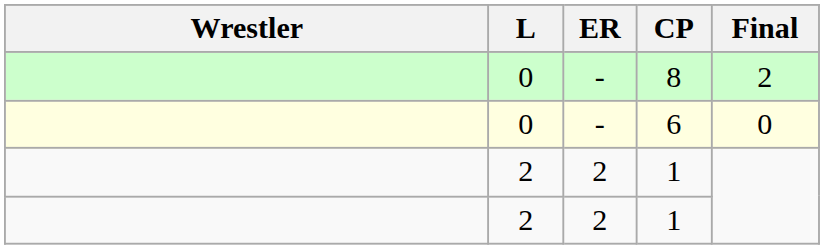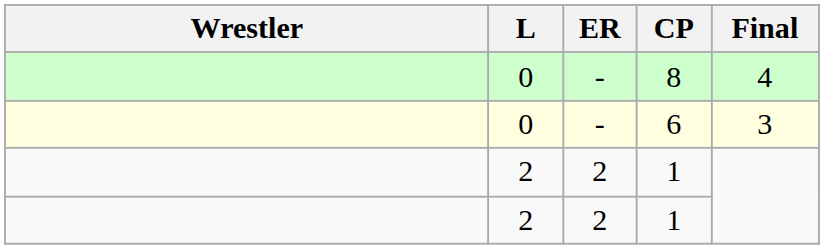(765, 76) 2 -> (765, 76) 4
(765, 123) 0 -> (765, 123) 3
